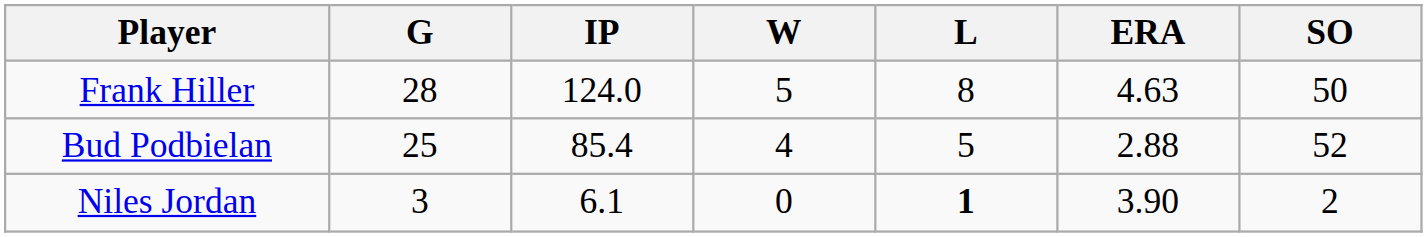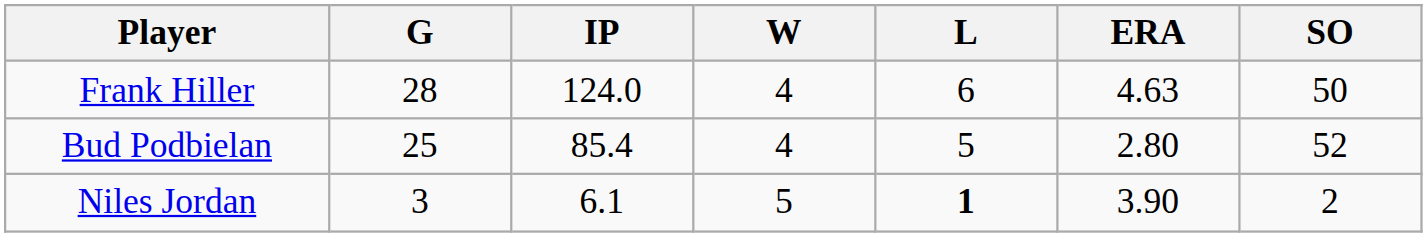(784, 88) 5 -> (784, 88) 4
(966, 88) 8 -> (966, 88) 6
(1148, 145) 2.88 -> (1148, 145) 2.80
(784, 201) 0 -> (784, 201) 5
